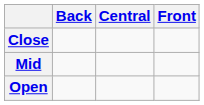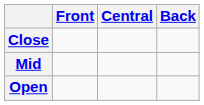columns swapped: (177, 16) <-> (74, 16)
